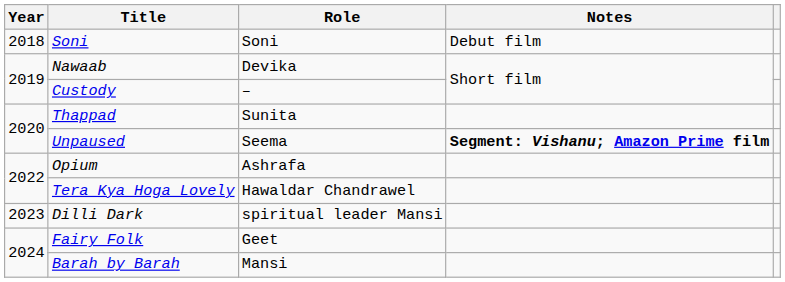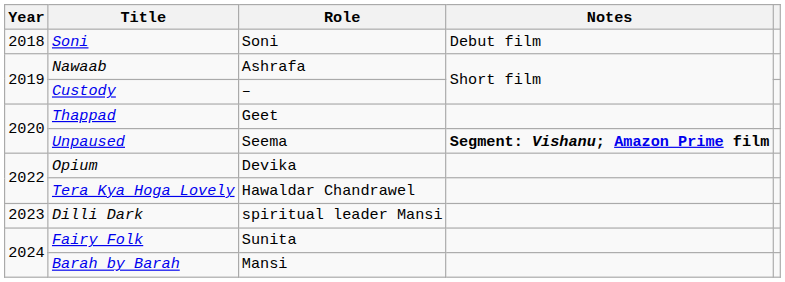(269, 67) Devika -> (274, 67) Ashrafa
(269, 116) Sunita -> (260, 116) Geet
(274, 166) Ashrafa -> (269, 166) Devika
(260, 240) Geet -> (269, 240) Sunita
